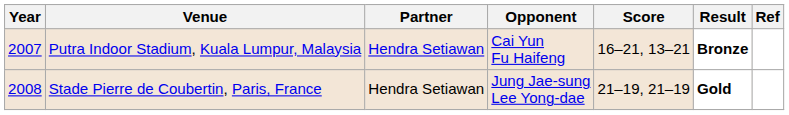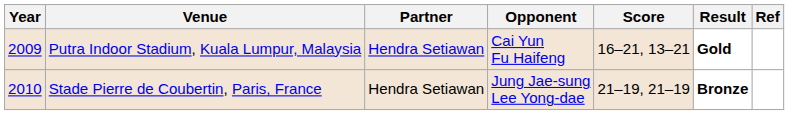(25, 49) 2007 -> (25, 49) 2009
(723, 49) Bronze -> (714, 49) Gold
(25, 90) 2008 -> (25, 90) 2010
(714, 90) Gold -> (723, 90) Bronze
